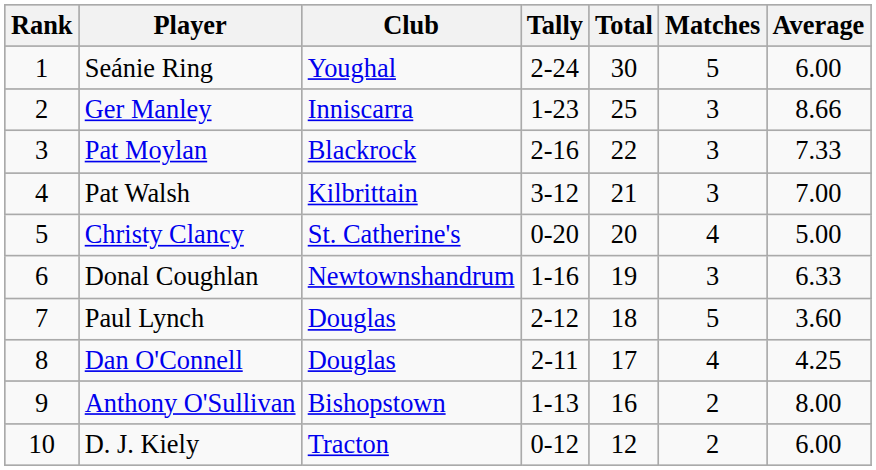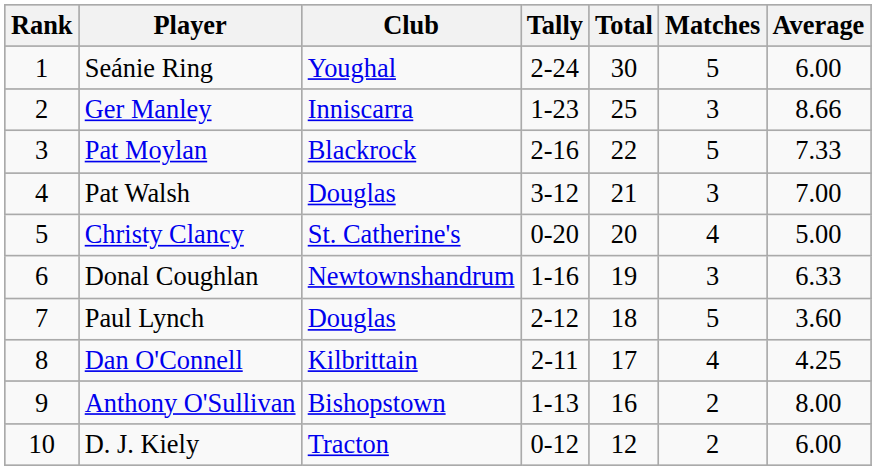(713, 151) 3 -> (713, 151) 5
(363, 192) Kilbrittain -> (352, 192) Douglas
(352, 360) Douglas -> (363, 360) Kilbrittain
